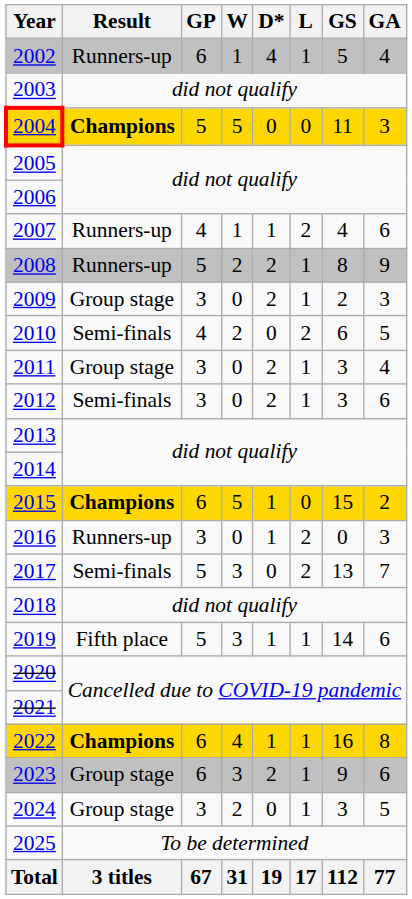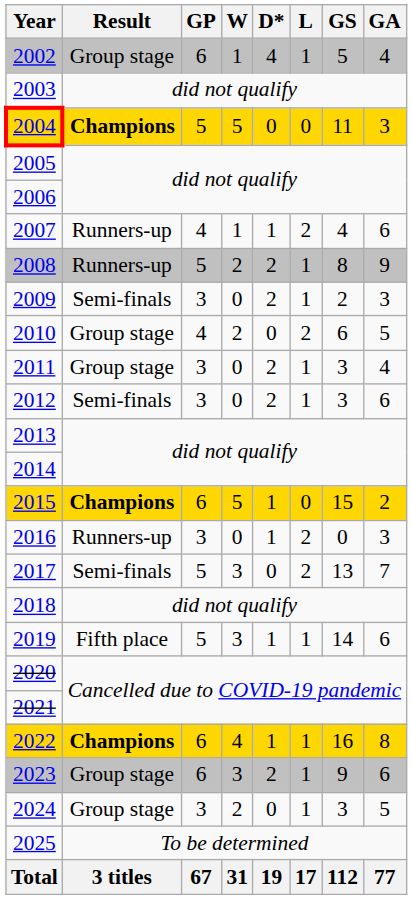(122, 55) Runners-up -> (122, 55) Group stage
(122, 298) Group stage -> (122, 298) Semi-finals
(122, 332) Semi-finals -> (122, 332) Group stage
